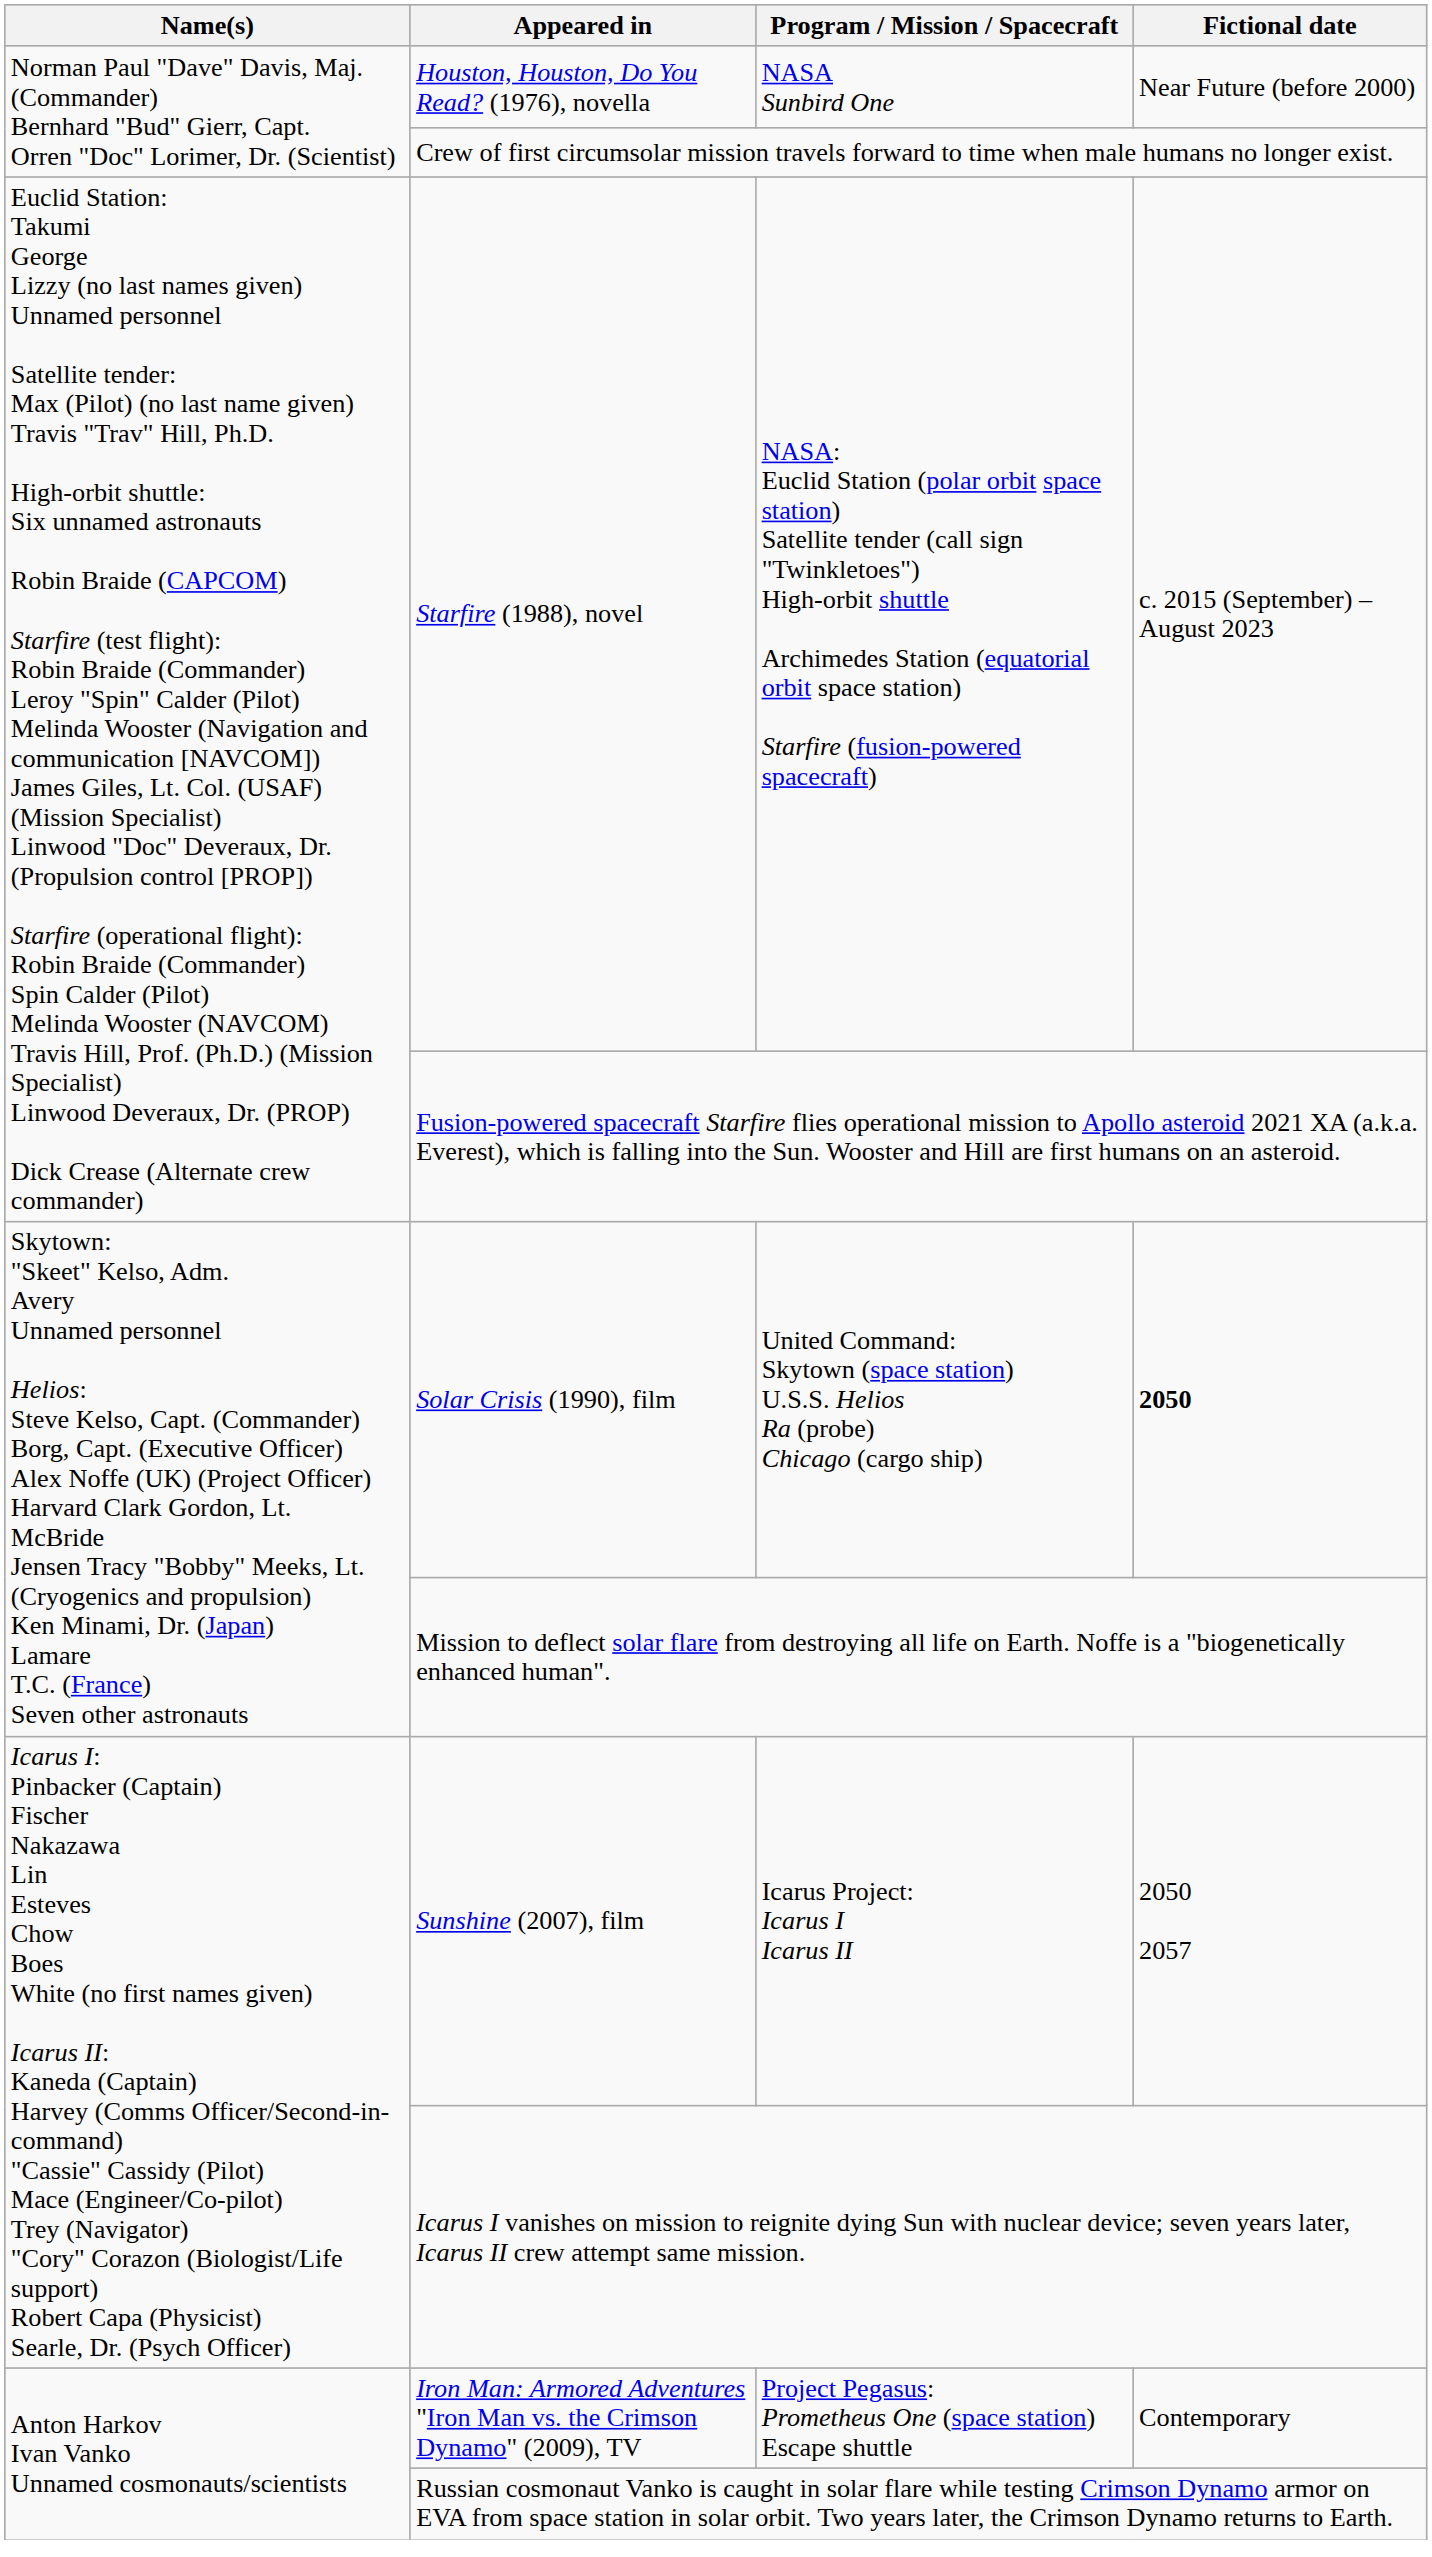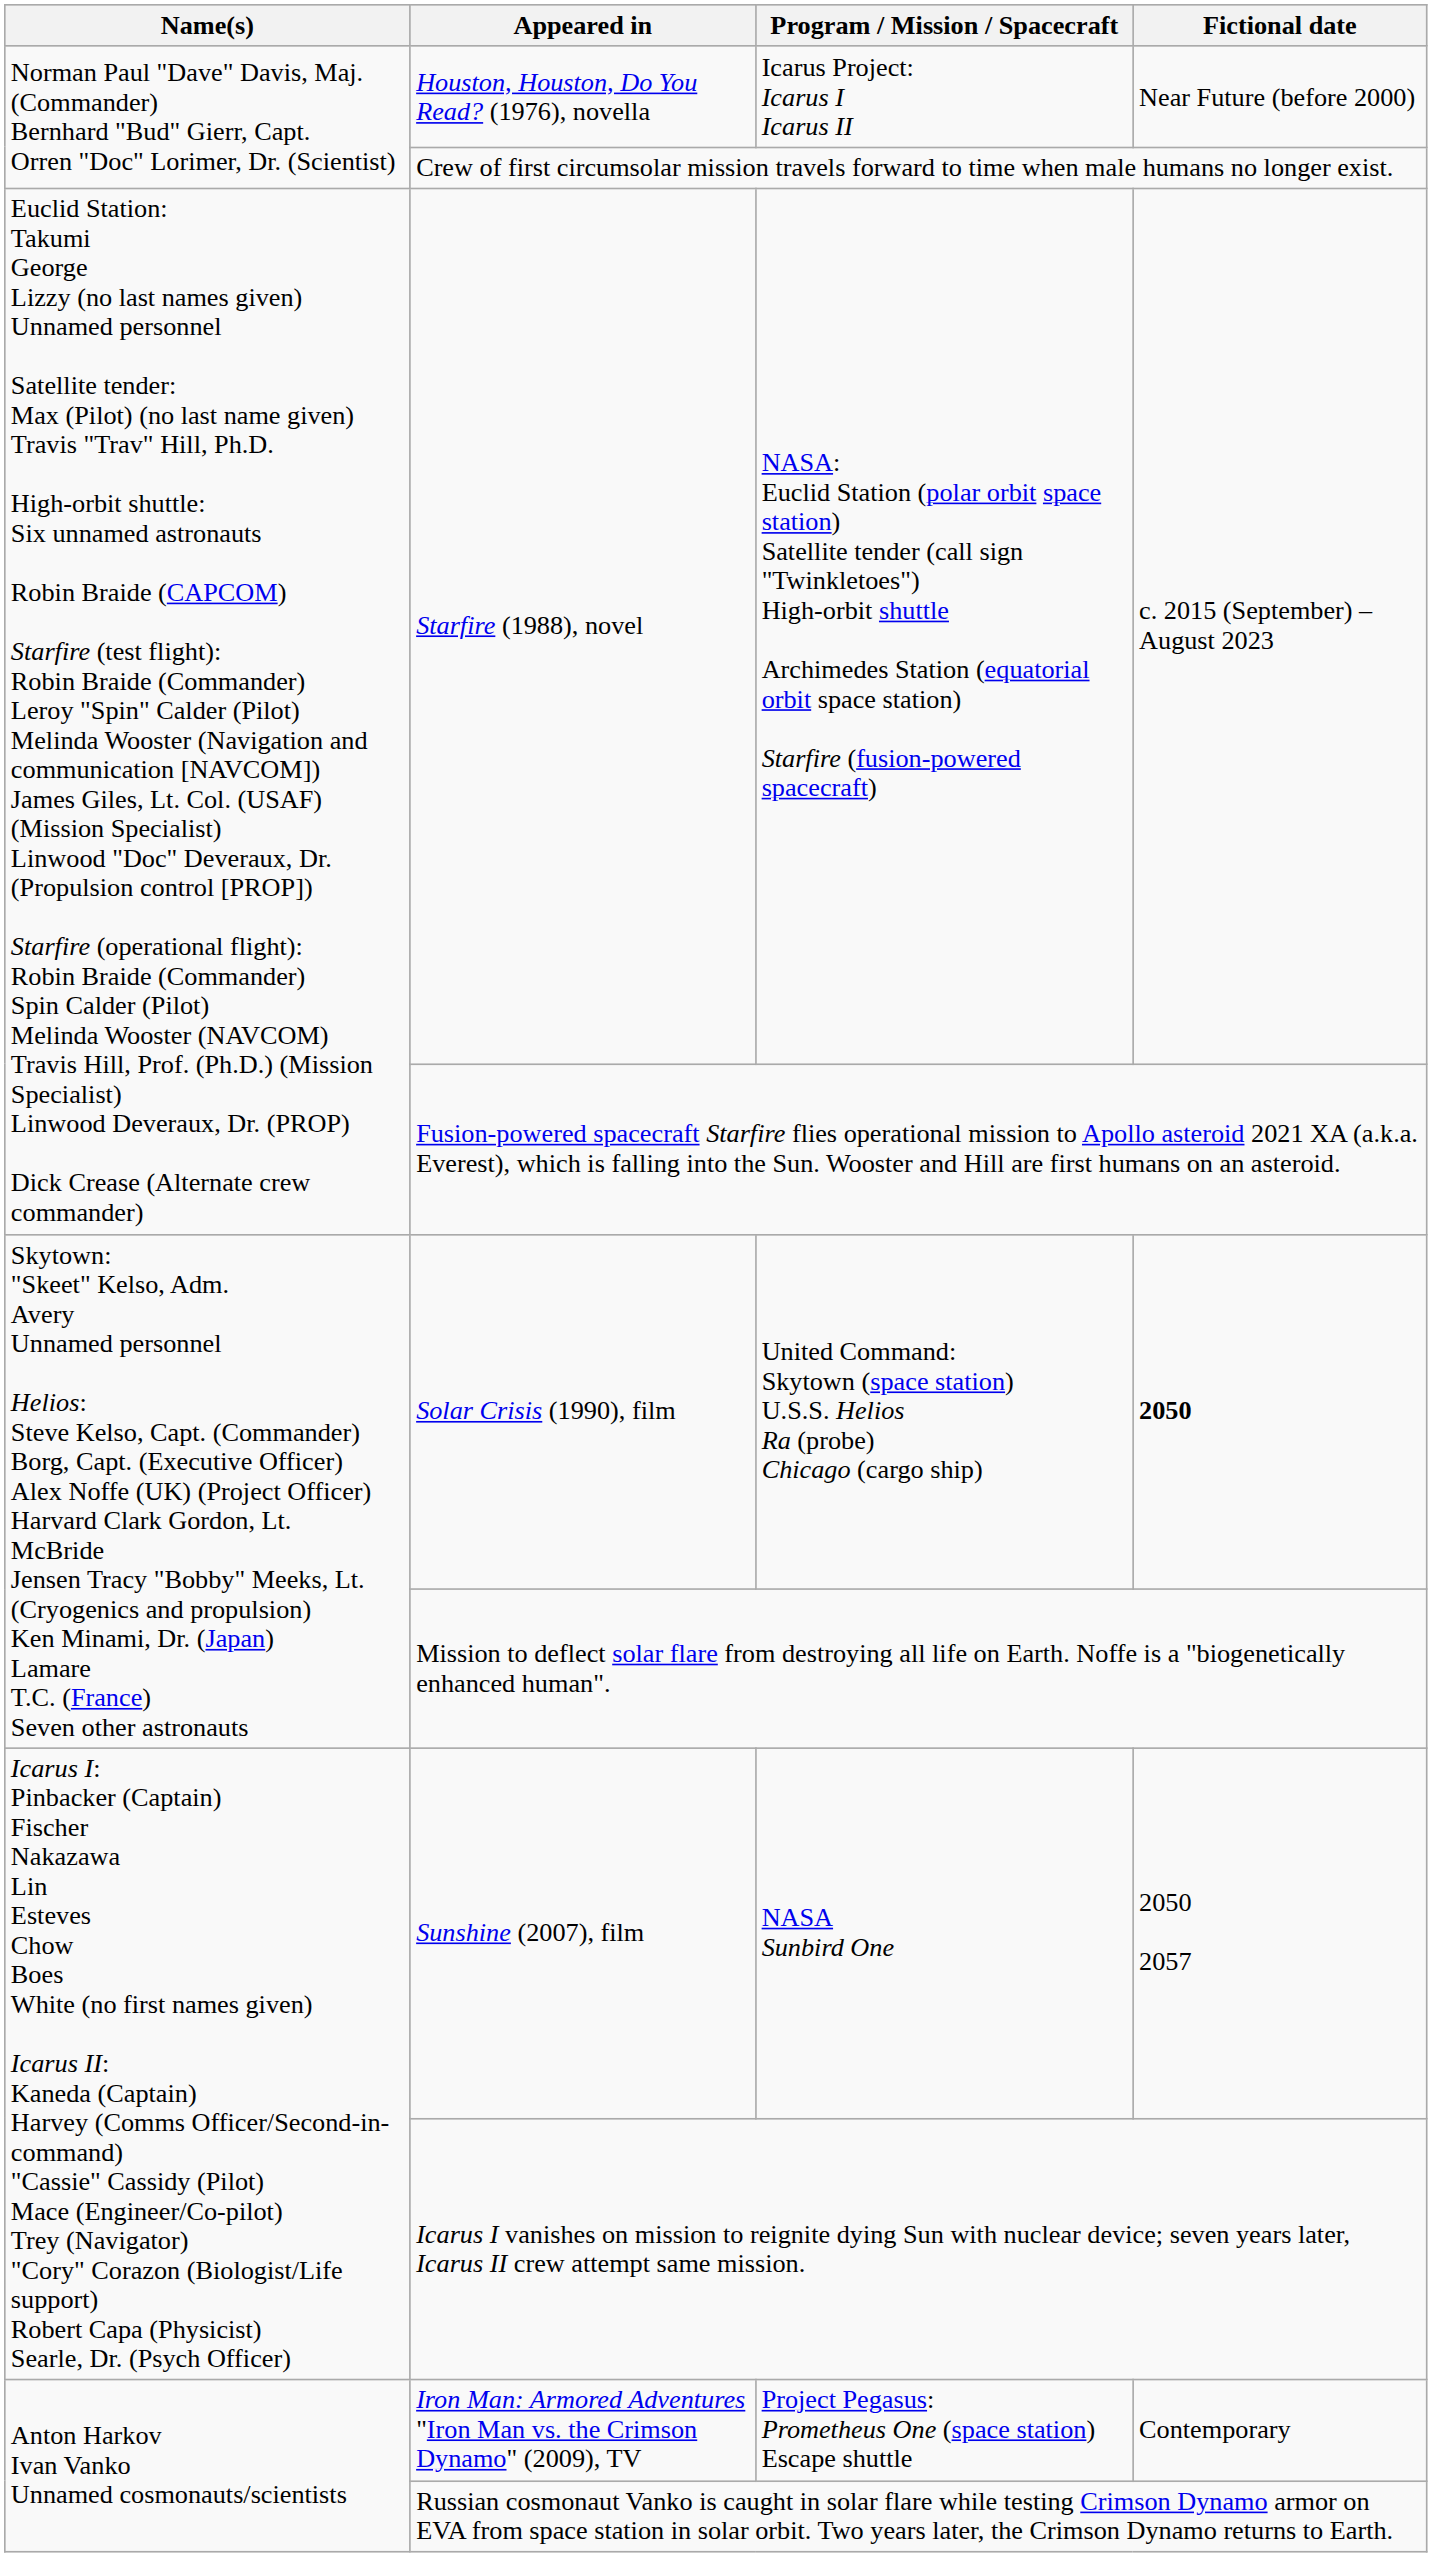(828, 87) NASA Sunbird One -> (838, 96) Icarus Project: Icarus I Icarus II
(838, 1920) Icarus Project: Icarus I Icarus II -> (828, 1932) NASA Sunbird One
